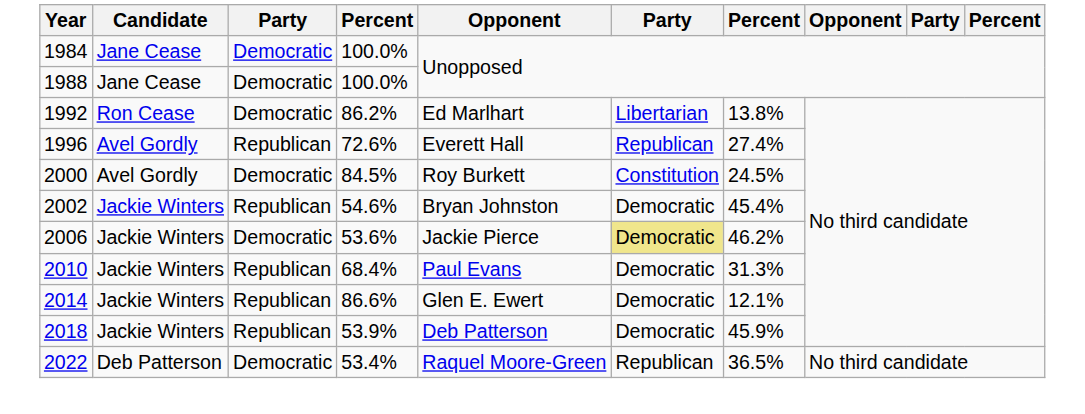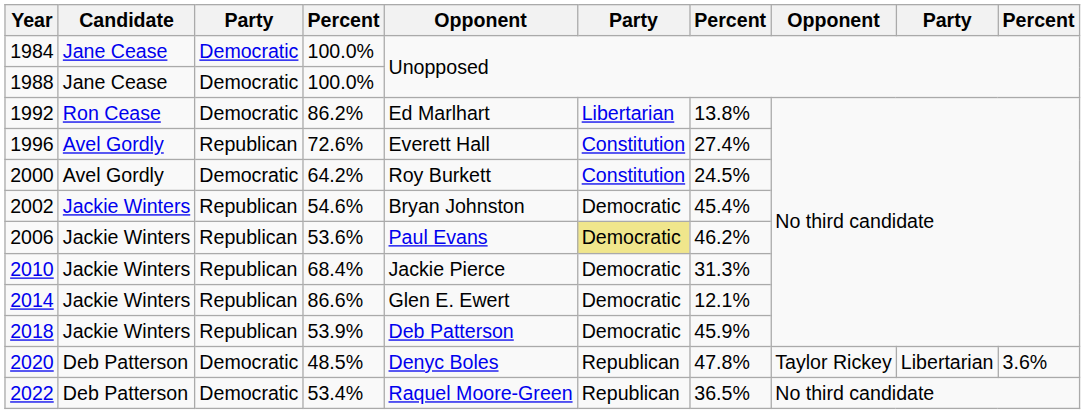(664, 144) Republican -> (633, 144) Constitution
(369, 175) 84.5% -> (335, 175) 64.2%
(283, 237) Democratic -> (248, 237) Republican
(481, 237) Jackie Pierce -> (438, 237) Paul Evans
(472, 268) Paul Evans -> (447, 268) Jackie Pierce
+ row: (32, 362)
